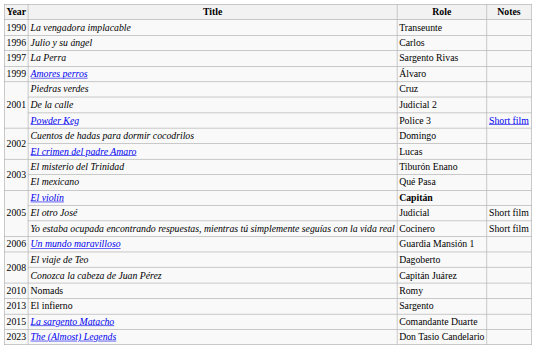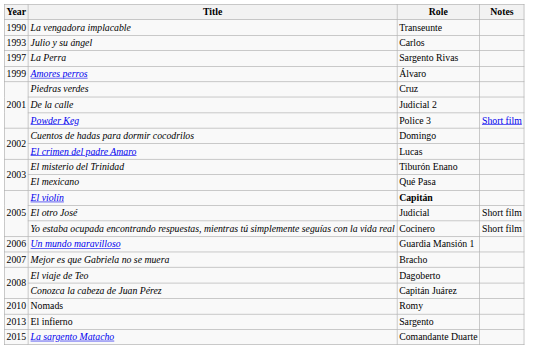(16, 43) 1996 -> (16, 43) 1993
+ row: (100, 259)
- row: (73, 337)
